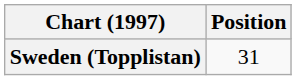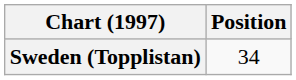(249, 56) 31 -> (249, 56) 34
